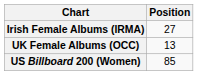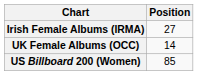(170, 45) 13 -> (170, 45) 14
